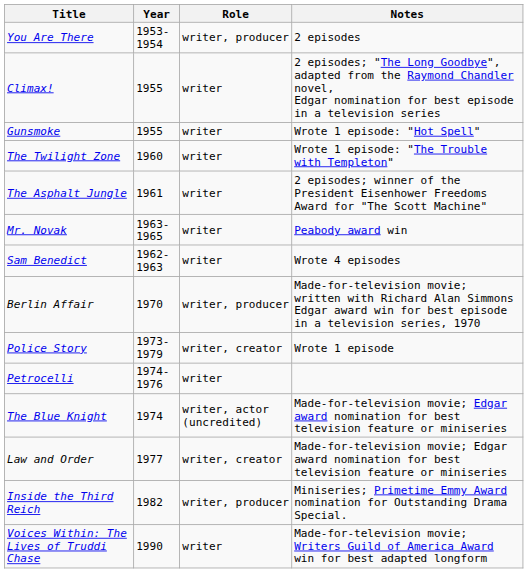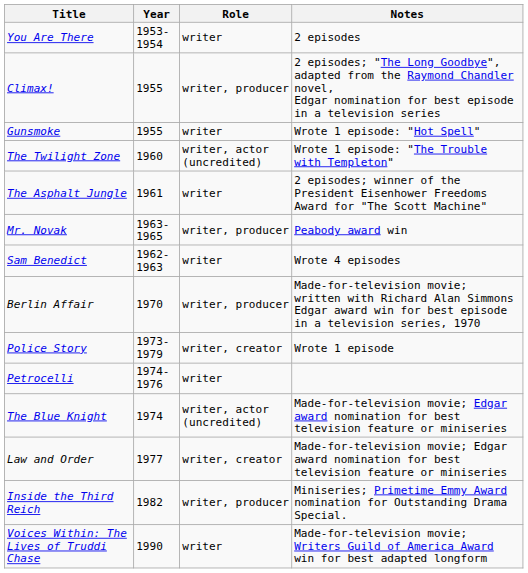(236, 38) writer, producer -> (202, 38) writer
(202, 88) writer -> (236, 88) writer, producer
(202, 156) writer -> (226, 156) writer, actor (uncredited)
(202, 230) writer -> (236, 230) writer, producer
